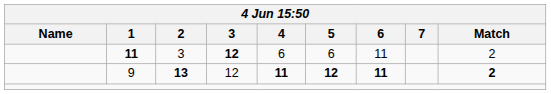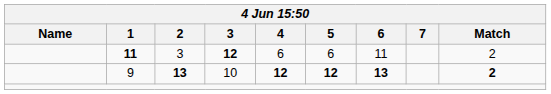(232, 73) 12 -> (230, 73) 10
(281, 73) 11 -> (280, 73) 12
(381, 73) 11 -> (381, 73) 13
